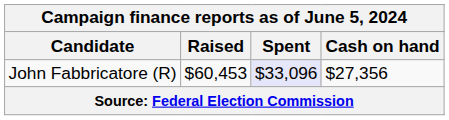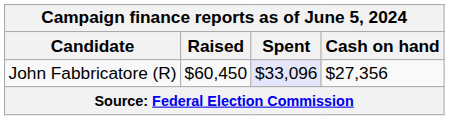(216, 73) $60,453 -> (216, 73) $60,450
